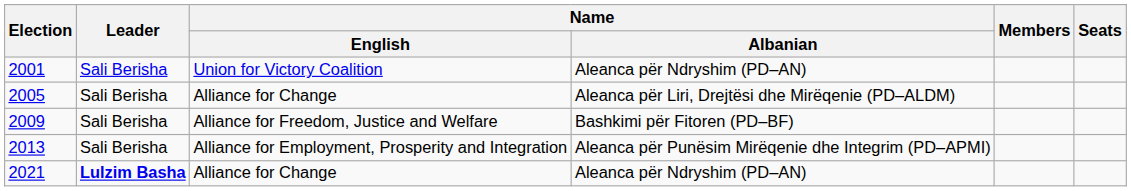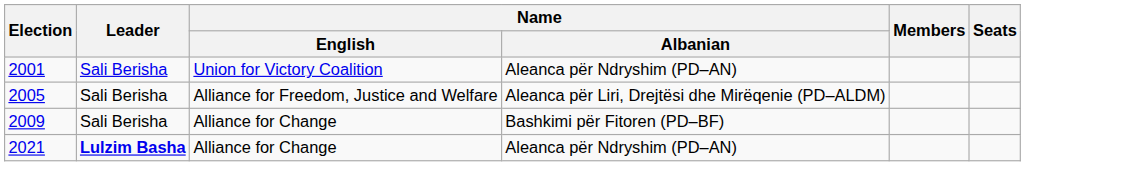(265, 96) Alliance for Change -> (346, 96) Alliance for Freedom, Justice and Welfare
(346, 122) Alliance for Freedom, Justice and Welfare -> (265, 122) Alliance for Change
- row: (27, 148)
